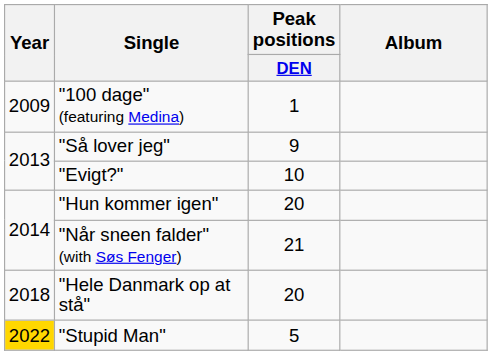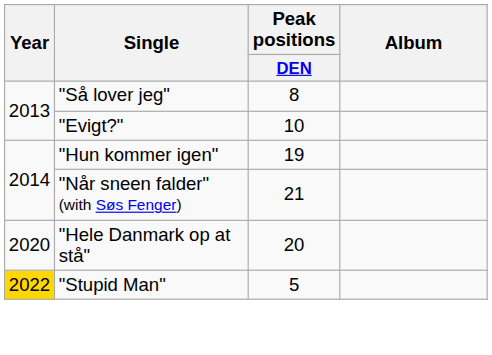- row: (121, 106)
(294, 146) 9 -> (294, 95) 8
(294, 205) 20 -> (294, 154) 19
(30, 295) 2018 -> (30, 244) 2020
